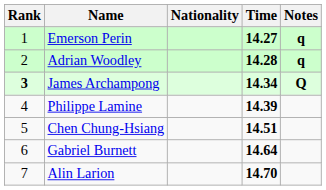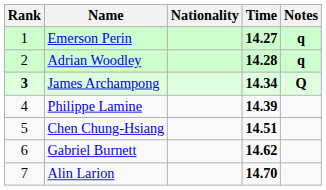(261, 151) 14.64 -> (261, 151) 14.62
